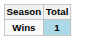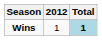+ column: (57, 12)
